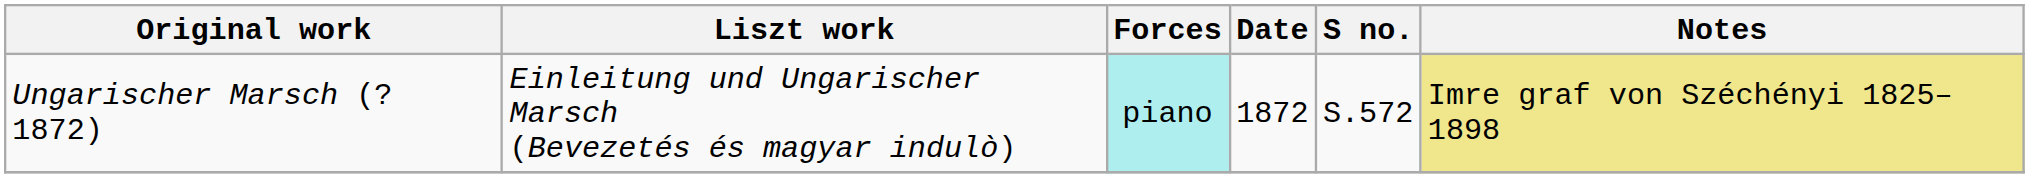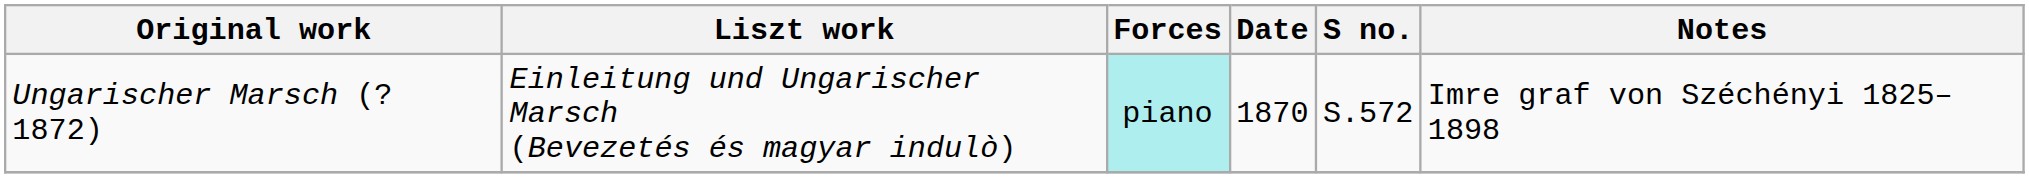(1272, 114) 1872 -> (1272, 114) 1870
(1690, 114) khaki background -> (1690, 114) no background
